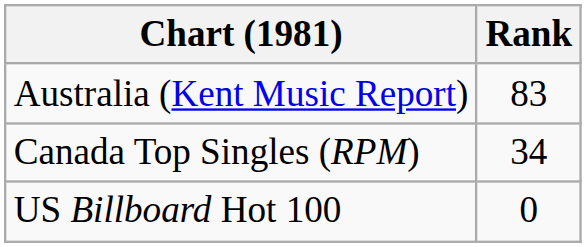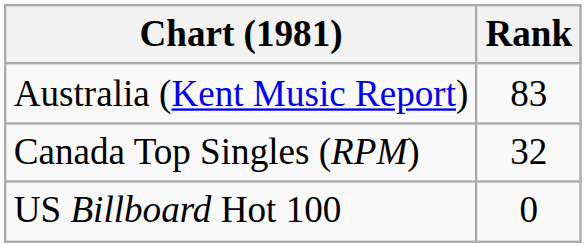(529, 151) 34 -> (529, 151) 32
